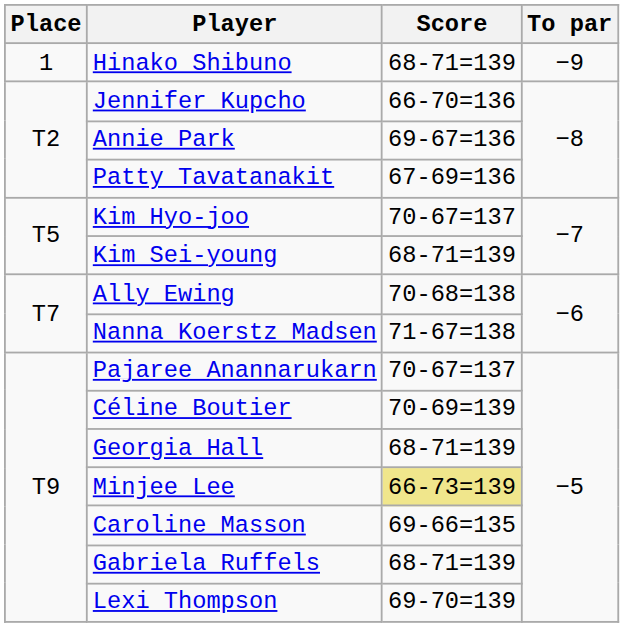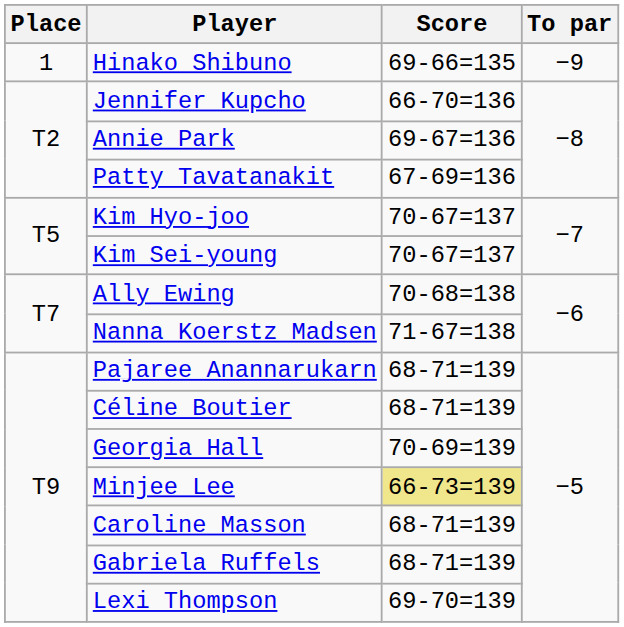(452, 63) 68-71=139 -> (452, 63) 69-66=135
(452, 256) 68-71=139 -> (452, 256) 70-67=137
(452, 371) 70-67=137 -> (452, 371) 68-71=139
(452, 410) 70-69=139 -> (452, 410) 68-71=139
(452, 448) 68-71=139 -> (452, 448) 70-69=139
(452, 525) 69-66=135 -> (452, 525) 68-71=139
